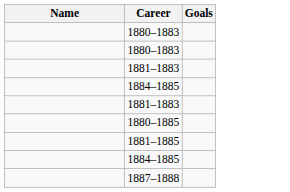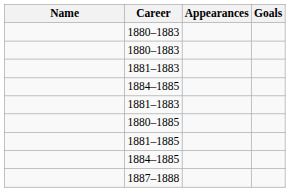+ column: (217, 13)
